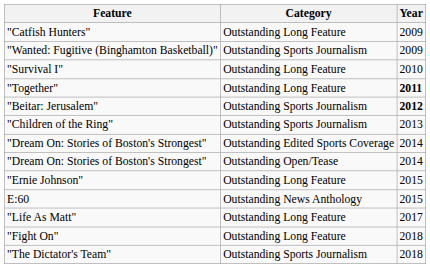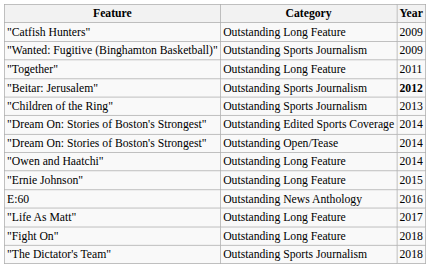- row: (35, 69)
(411, 87) bold -> (411, 69) normal
+ row: (55, 161)
(411, 198) 2015 -> (411, 198) 2016
